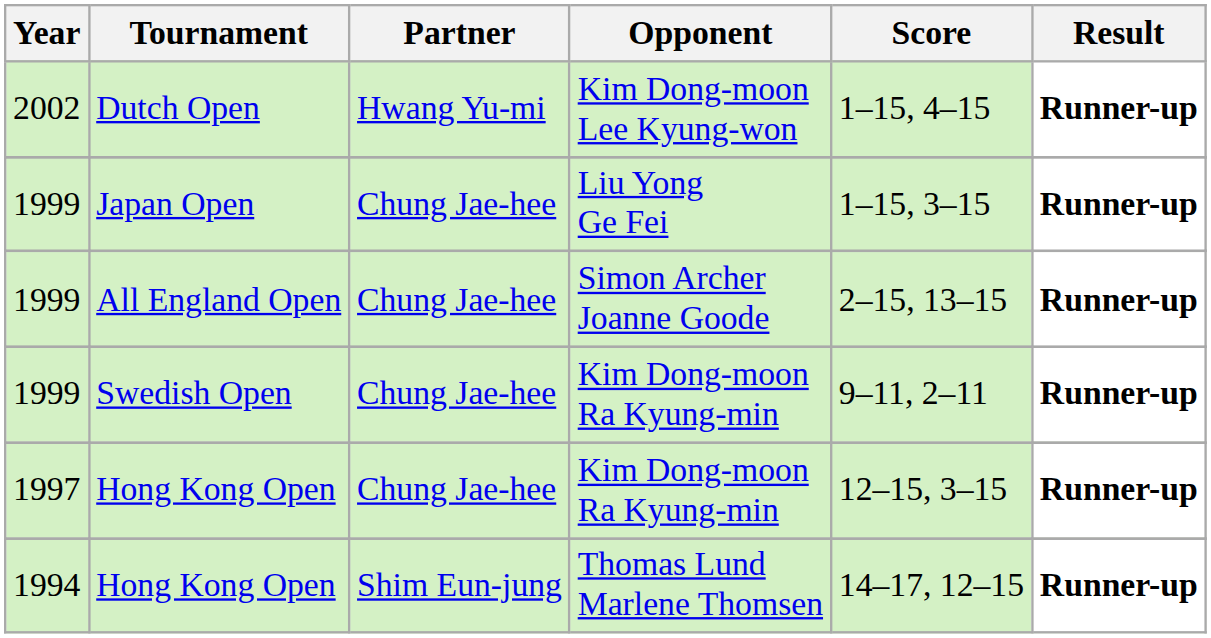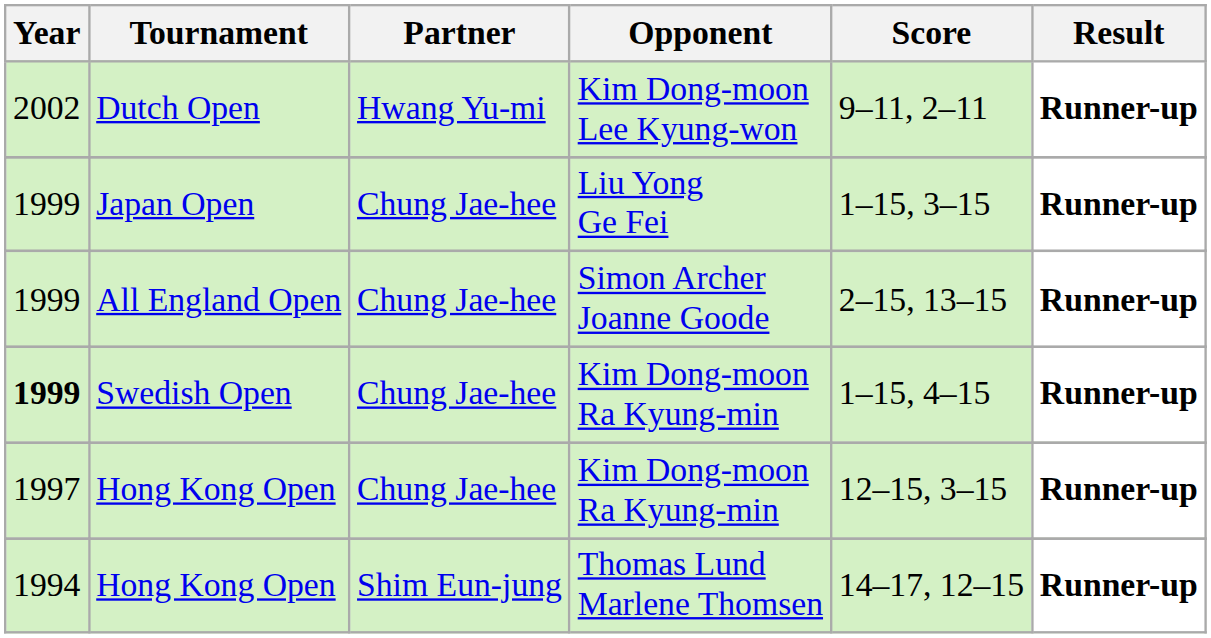(915, 108) 1–15, 4–15 -> (913, 108) 9–11, 2–11
(47, 394) normal -> (47, 394) bold
(913, 394) 9–11, 2–11 -> (915, 394) 1–15, 4–15
